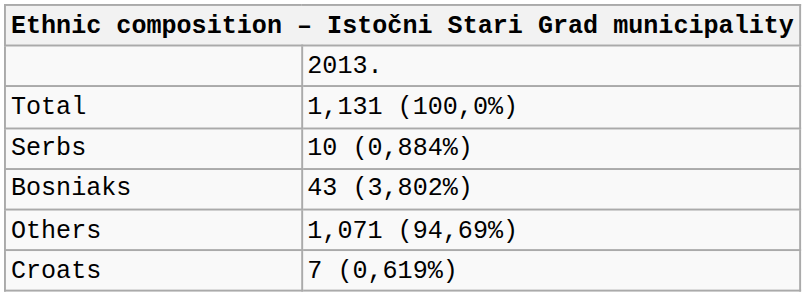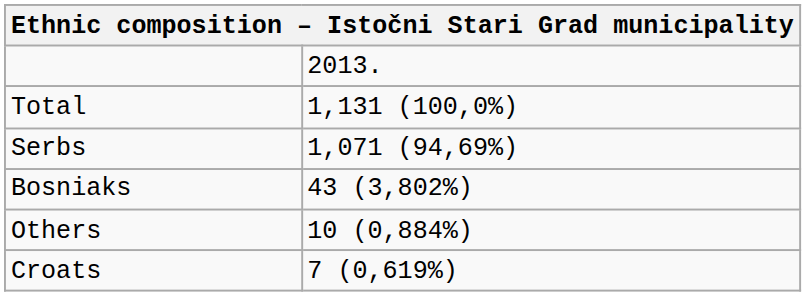(390, 148) 10 (0,884%) -> (413, 148) 1,071 (94,69%)
(413, 230) 1,071 (94,69%) -> (390, 230) 10 (0,884%)
